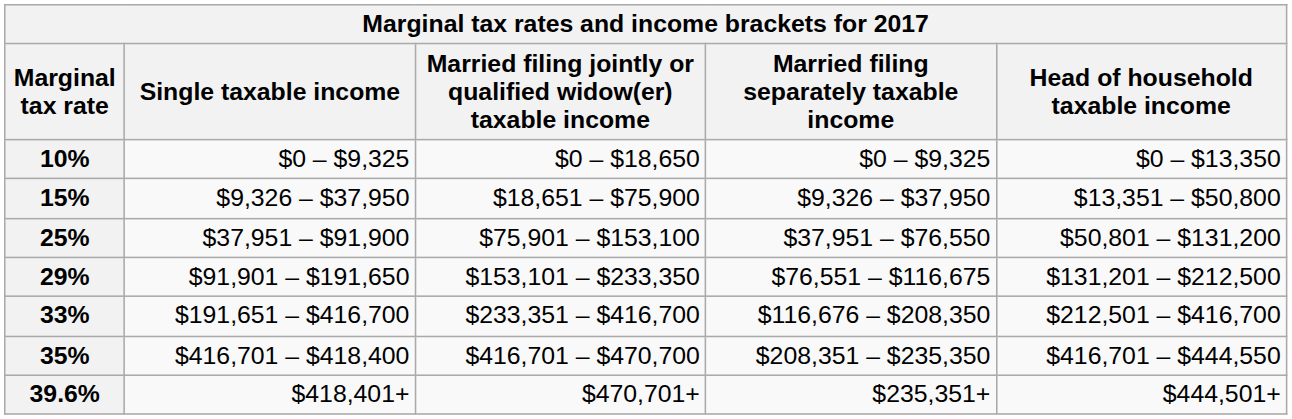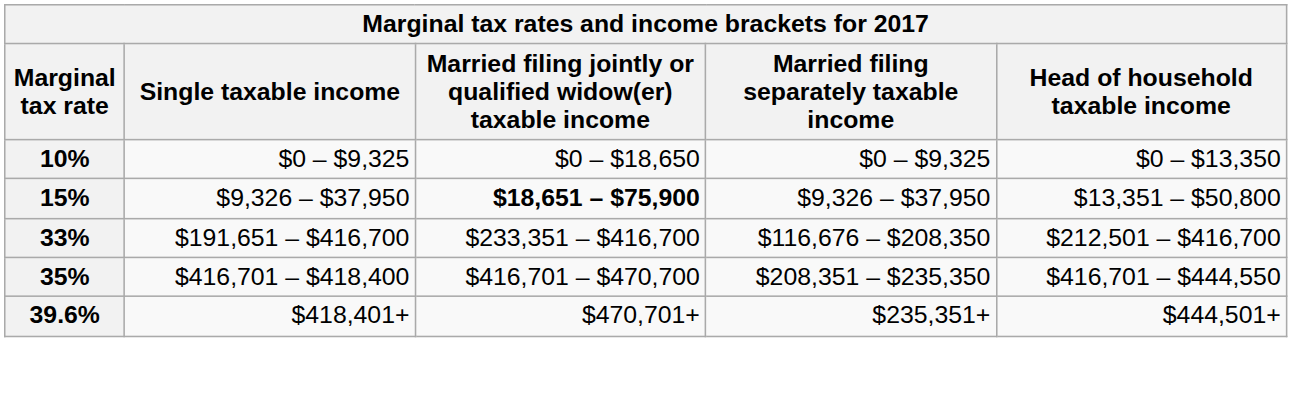(596, 197) normal -> (596, 197) bold
- row: (65, 237)
- row: (65, 276)
